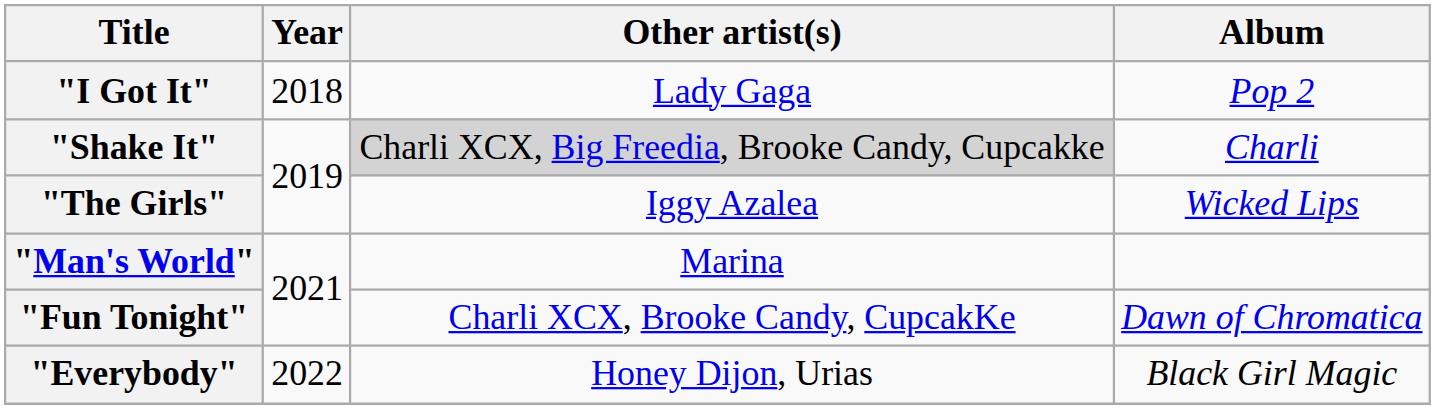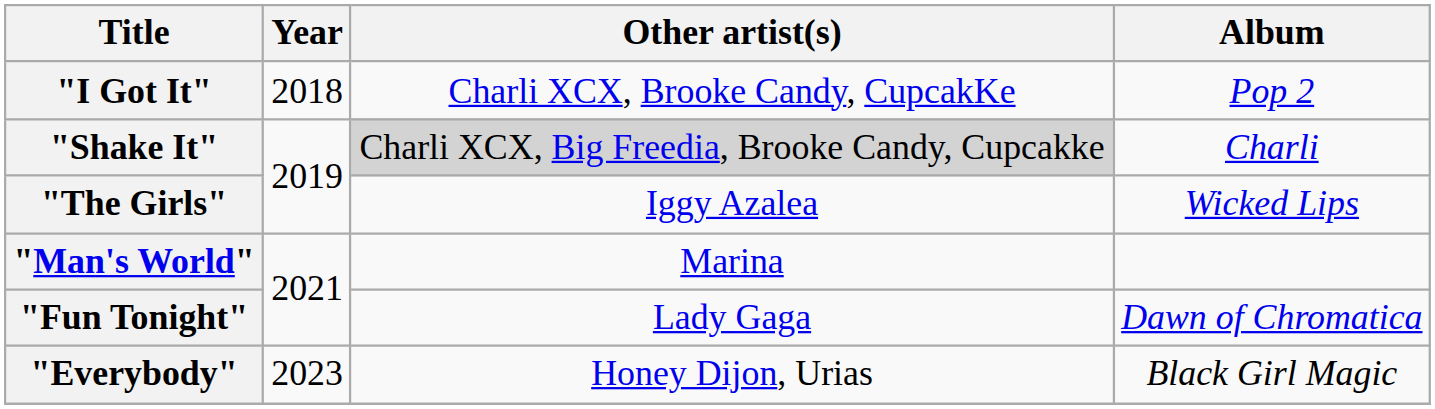(732, 89) Lady Gaga -> (732, 89) Charli XCX, Brooke Candy, CupcakKe
(732, 317) Charli XCX, Brooke Candy, CupcakKe -> (732, 317) Lady Gaga
(307, 373) 2022 -> (307, 373) 2023
